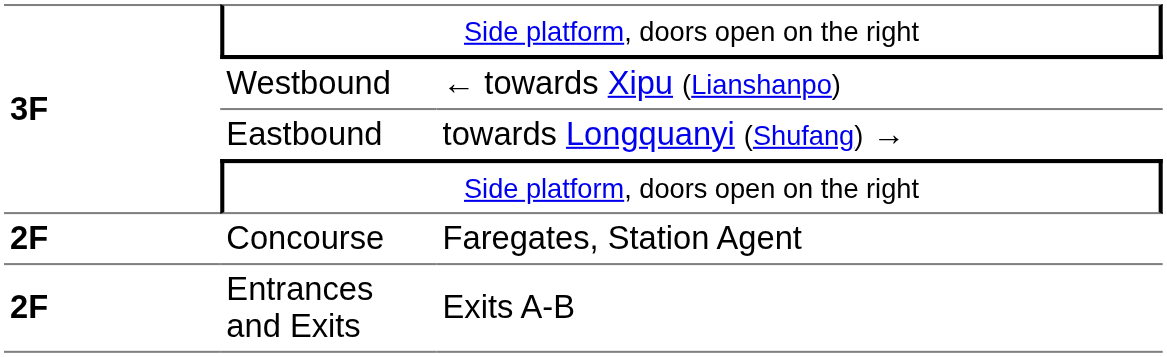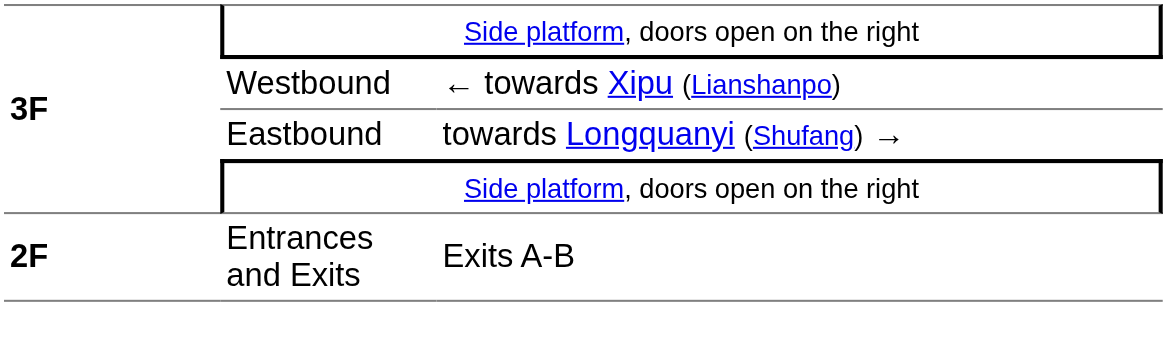- row: (305, 238)
